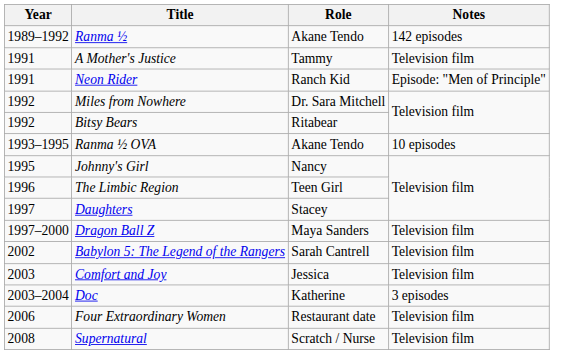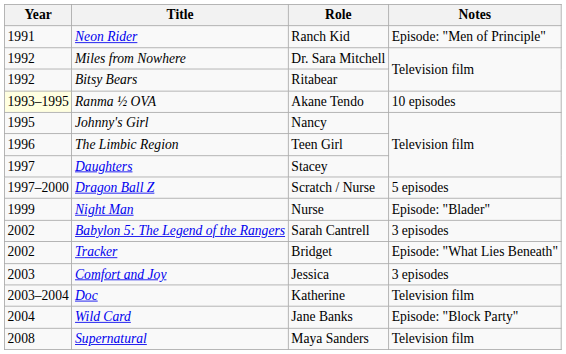- row: (101, 36)
- row: (125, 58)
(38, 144) no background -> (38, 101) lightyellow background
(330, 230) Maya Sanders -> (333, 187) Scratch / Nurse
(433, 230) Television film -> (420, 187) 5 episodes
+ row: (104, 209)
(433, 252) Television film -> (420, 230) 3 episodes
+ row: (96, 252)
(433, 274) Television film -> (420, 274) 3 episodes
(420, 295) 3 episodes -> (433, 295) Television film
+ row: (103, 317)
- row: (150, 317)
(333, 338) Scratch / Nurse -> (330, 338) Maya Sanders
